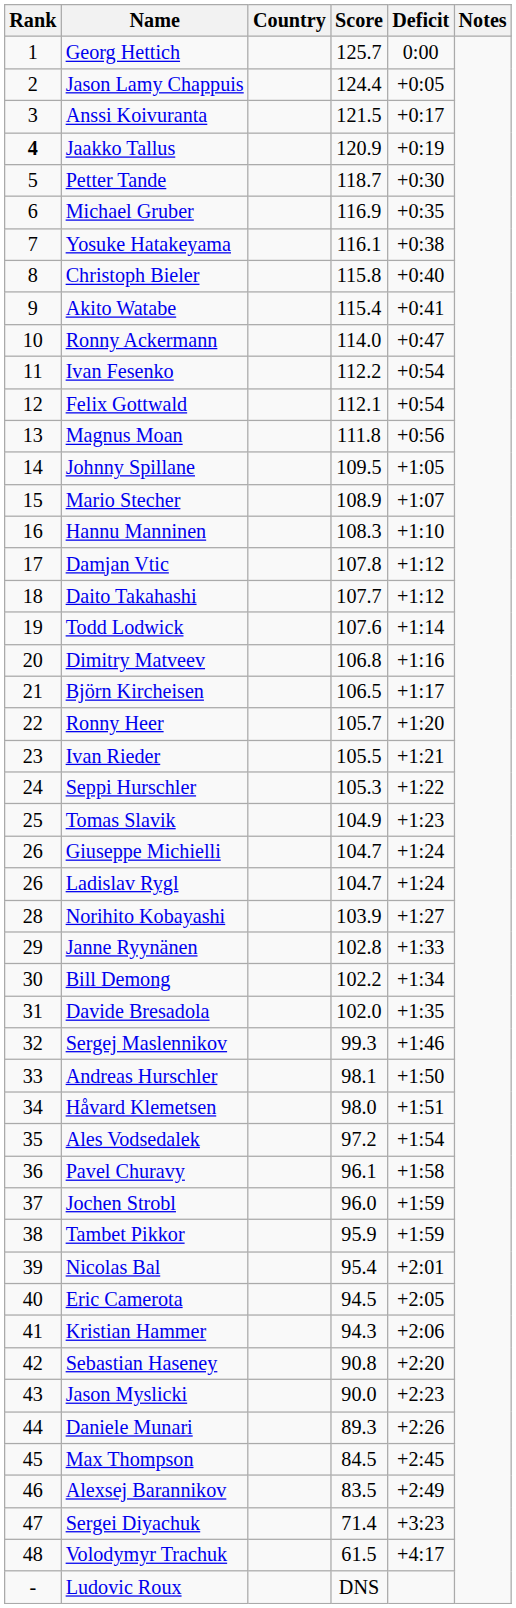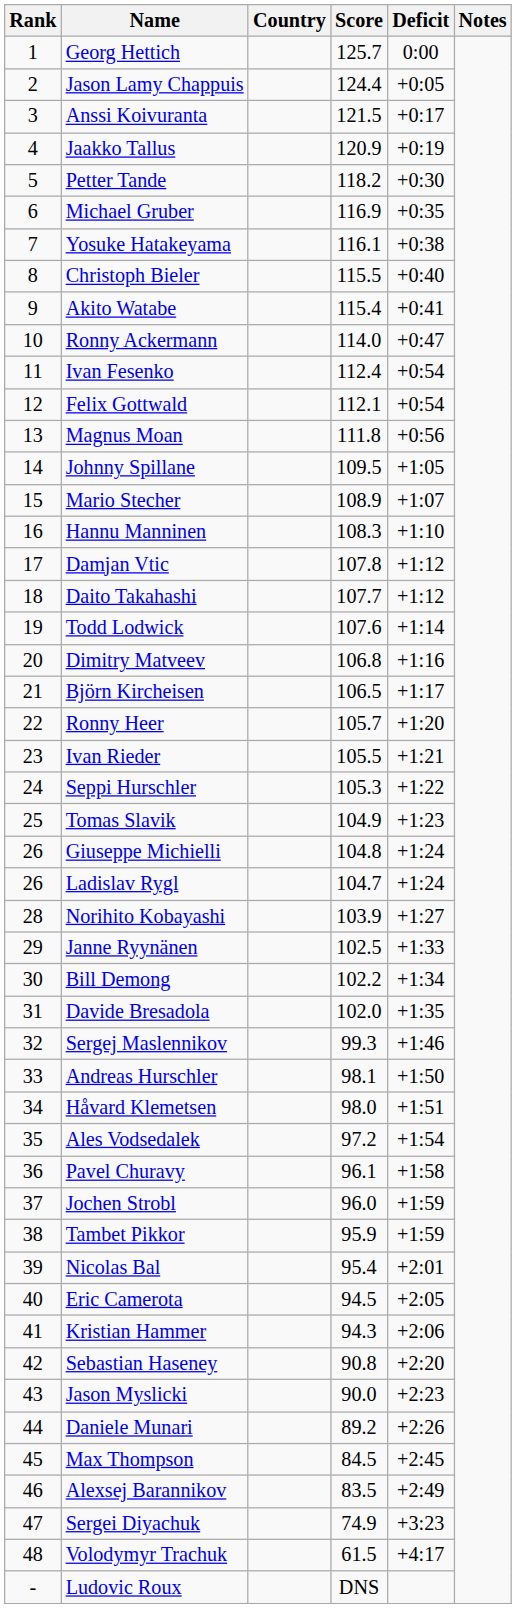(33, 148) bold -> (33, 148) normal
(359, 180) 118.7 -> (359, 180) 118.2
(359, 276) 115.8 -> (359, 276) 115.5
(359, 372) 112.2 -> (359, 372) 112.4
(359, 851) 104.7 -> (359, 851) 104.8
(359, 947) 102.8 -> (359, 947) 102.5
(359, 1427) 89.3 -> (359, 1427) 89.2
(359, 1523) 71.4 -> (359, 1523) 74.9
